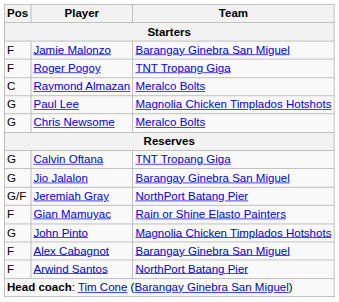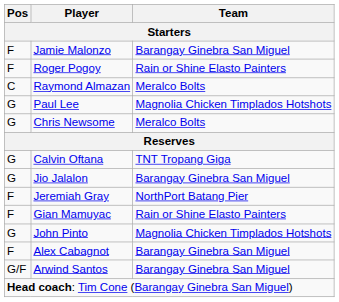(183, 68) TNT Tropang Giga -> (211, 68) Rain or Shine Elasto Painters
(17, 196) G/F -> (11, 196) F
(11, 269) F -> (17, 269) G/F
(192, 269) NorthPort Batang Pier -> (213, 269) Barangay Ginebra San Miguel
